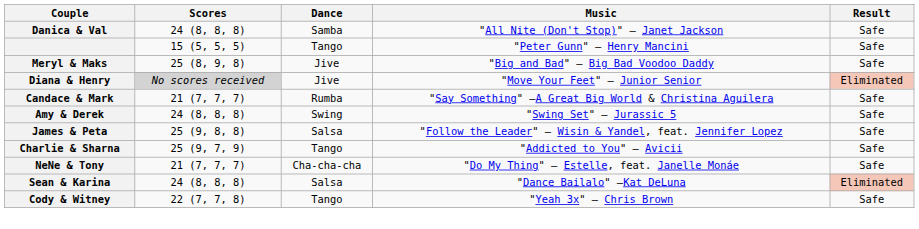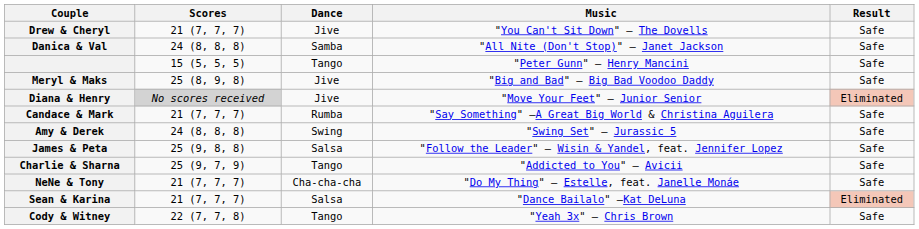+ row: (70, 30)
(208, 182) 24 (8, 8, 8) -> (208, 199) 21 (7, 7, 7)
